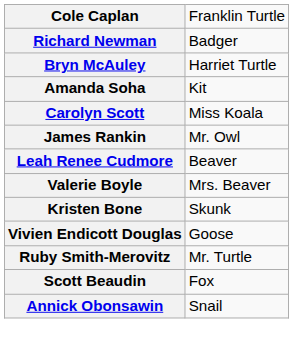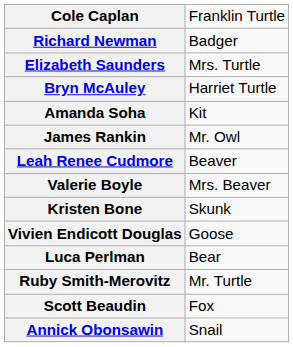+ row: (95, 64)
- row: (95, 112)
+ row: (95, 257)
